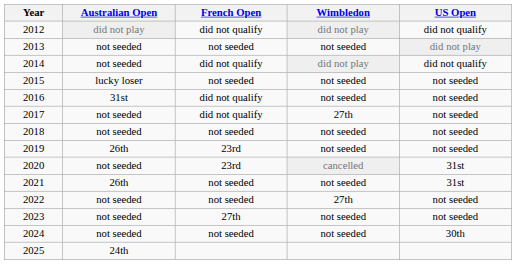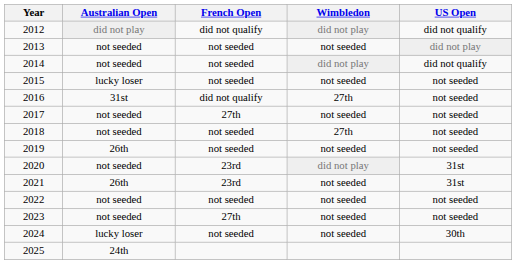(231, 64) did not qualify -> (231, 64) not seeded
(343, 98) not seeded -> (343, 98) 27th
(231, 115) did not qualify -> (231, 115) 27th
(343, 115) 27th -> (343, 115) not seeded
(343, 132) not seeded -> (343, 132) 27th
(231, 149) 23rd -> (231, 149) not seeded
(343, 166) cancelled -> (343, 166) did not play
(231, 183) not seeded -> (231, 183) 23rd
(343, 200) 27th -> (343, 200) not seeded
(119, 234) not seeded -> (119, 234) lucky loser
